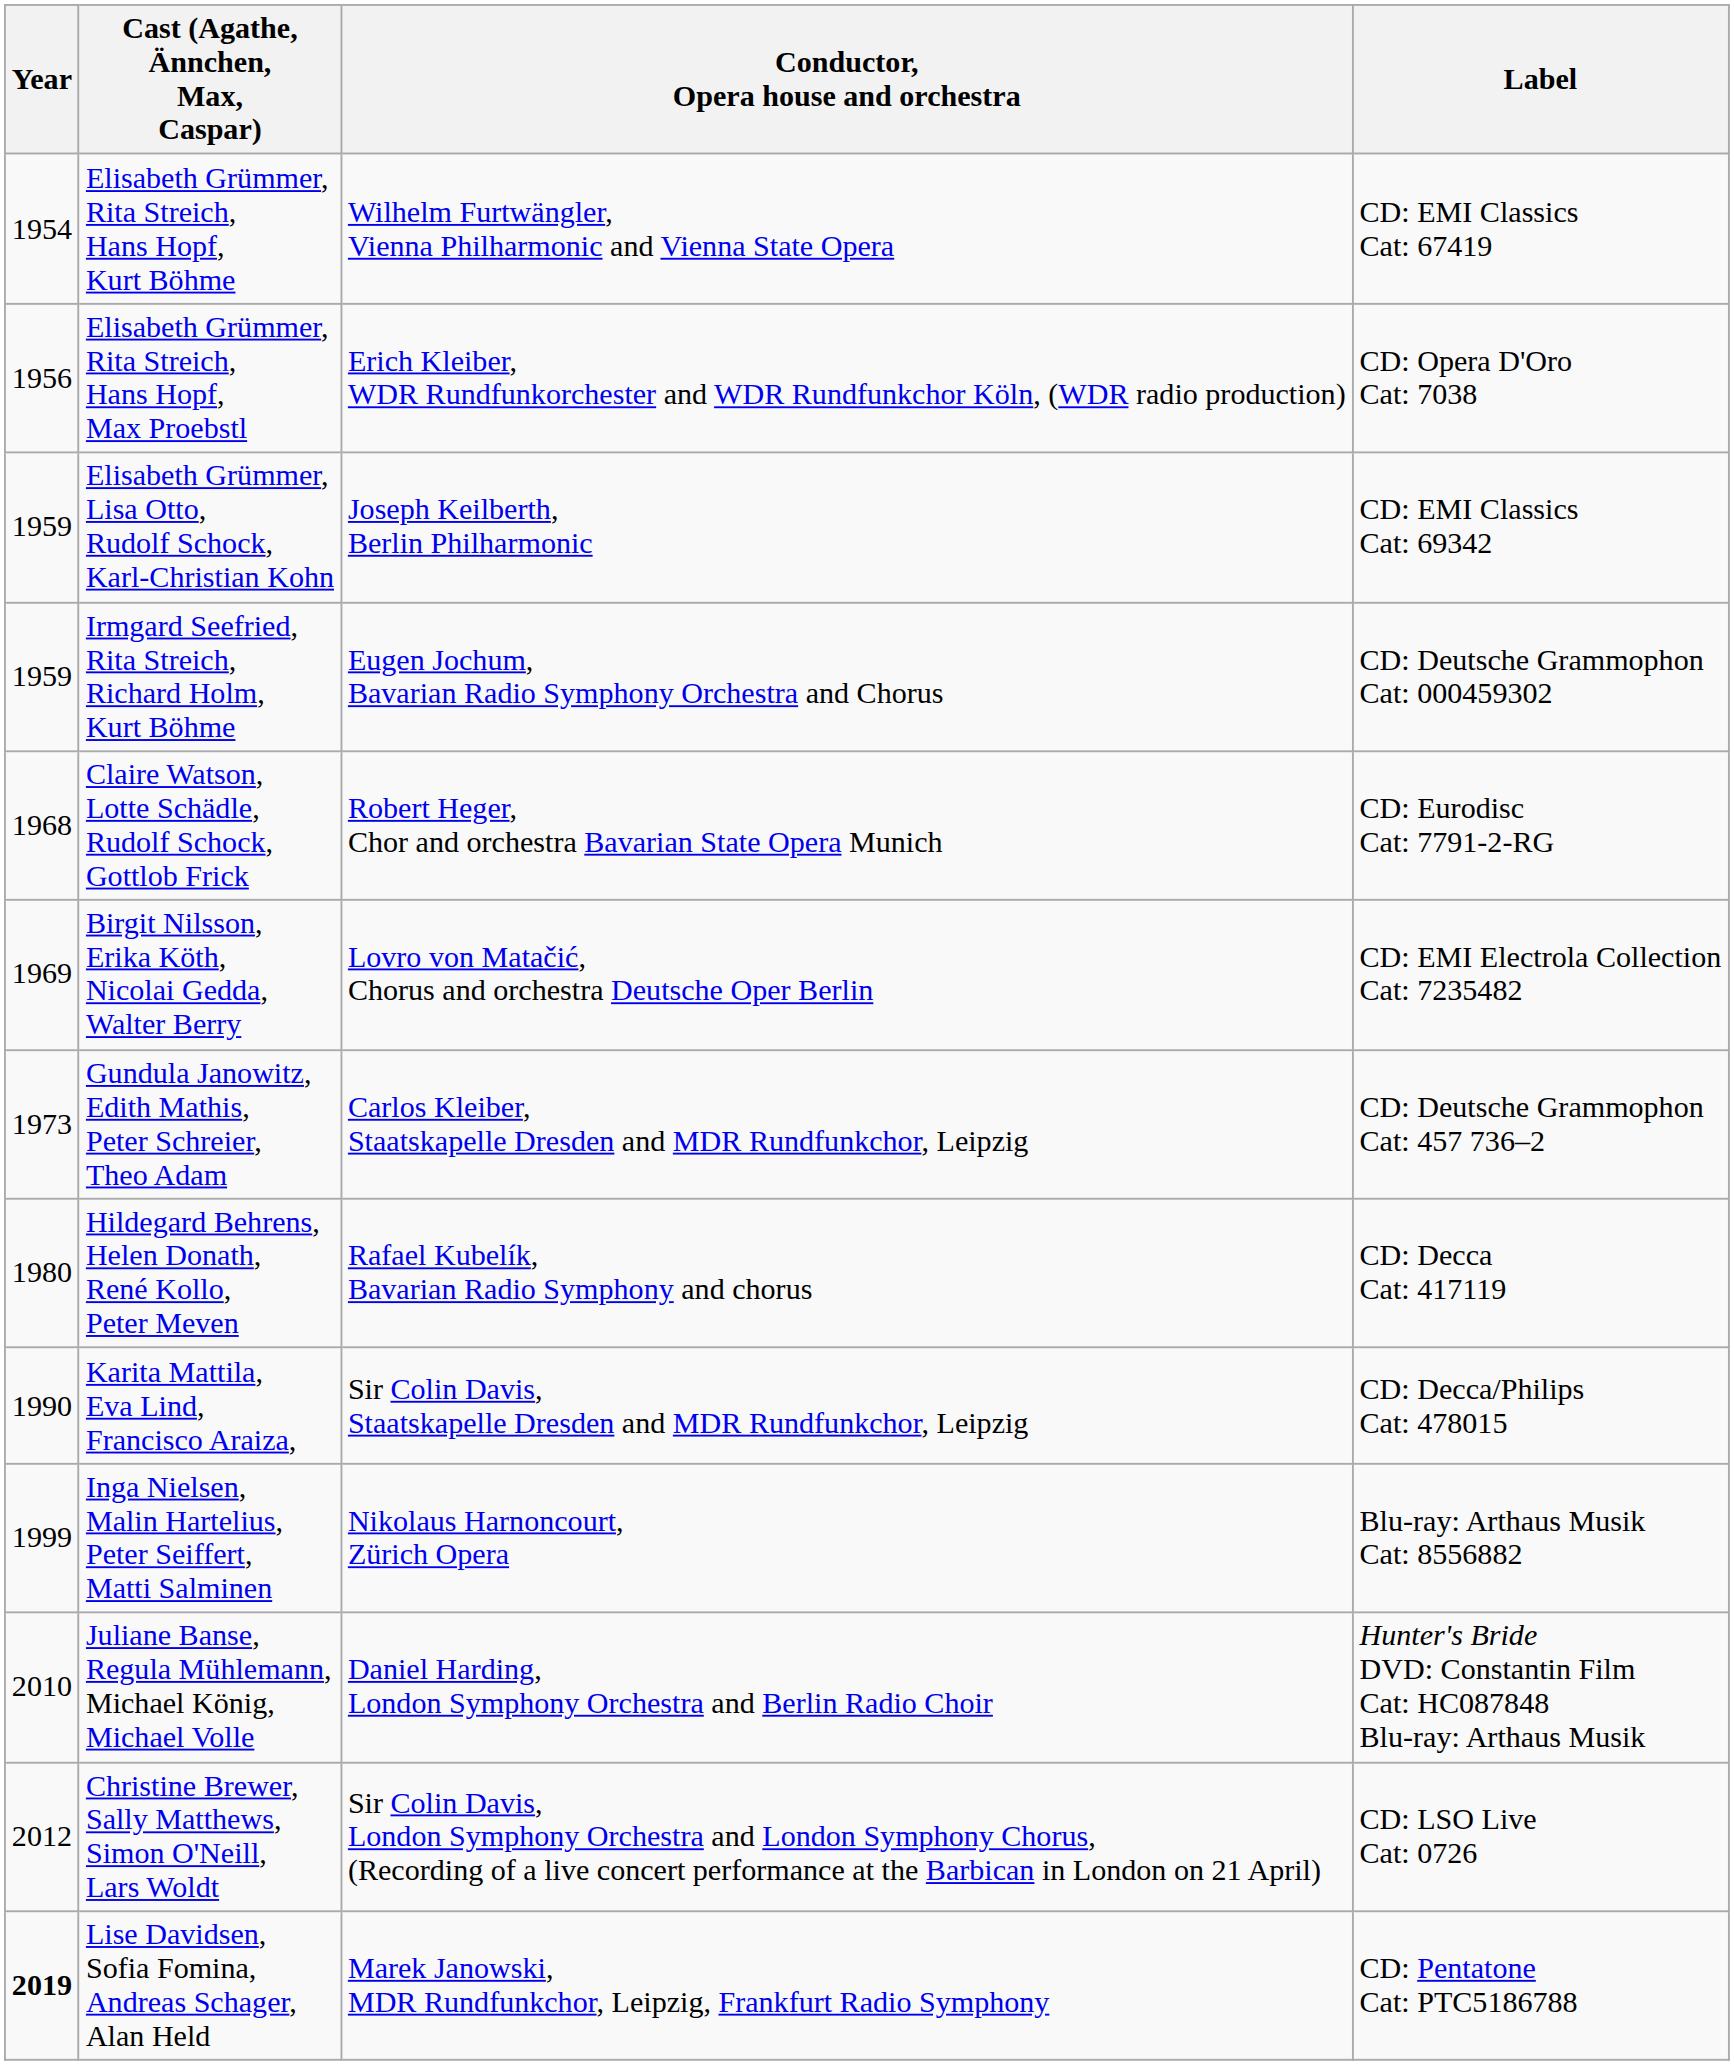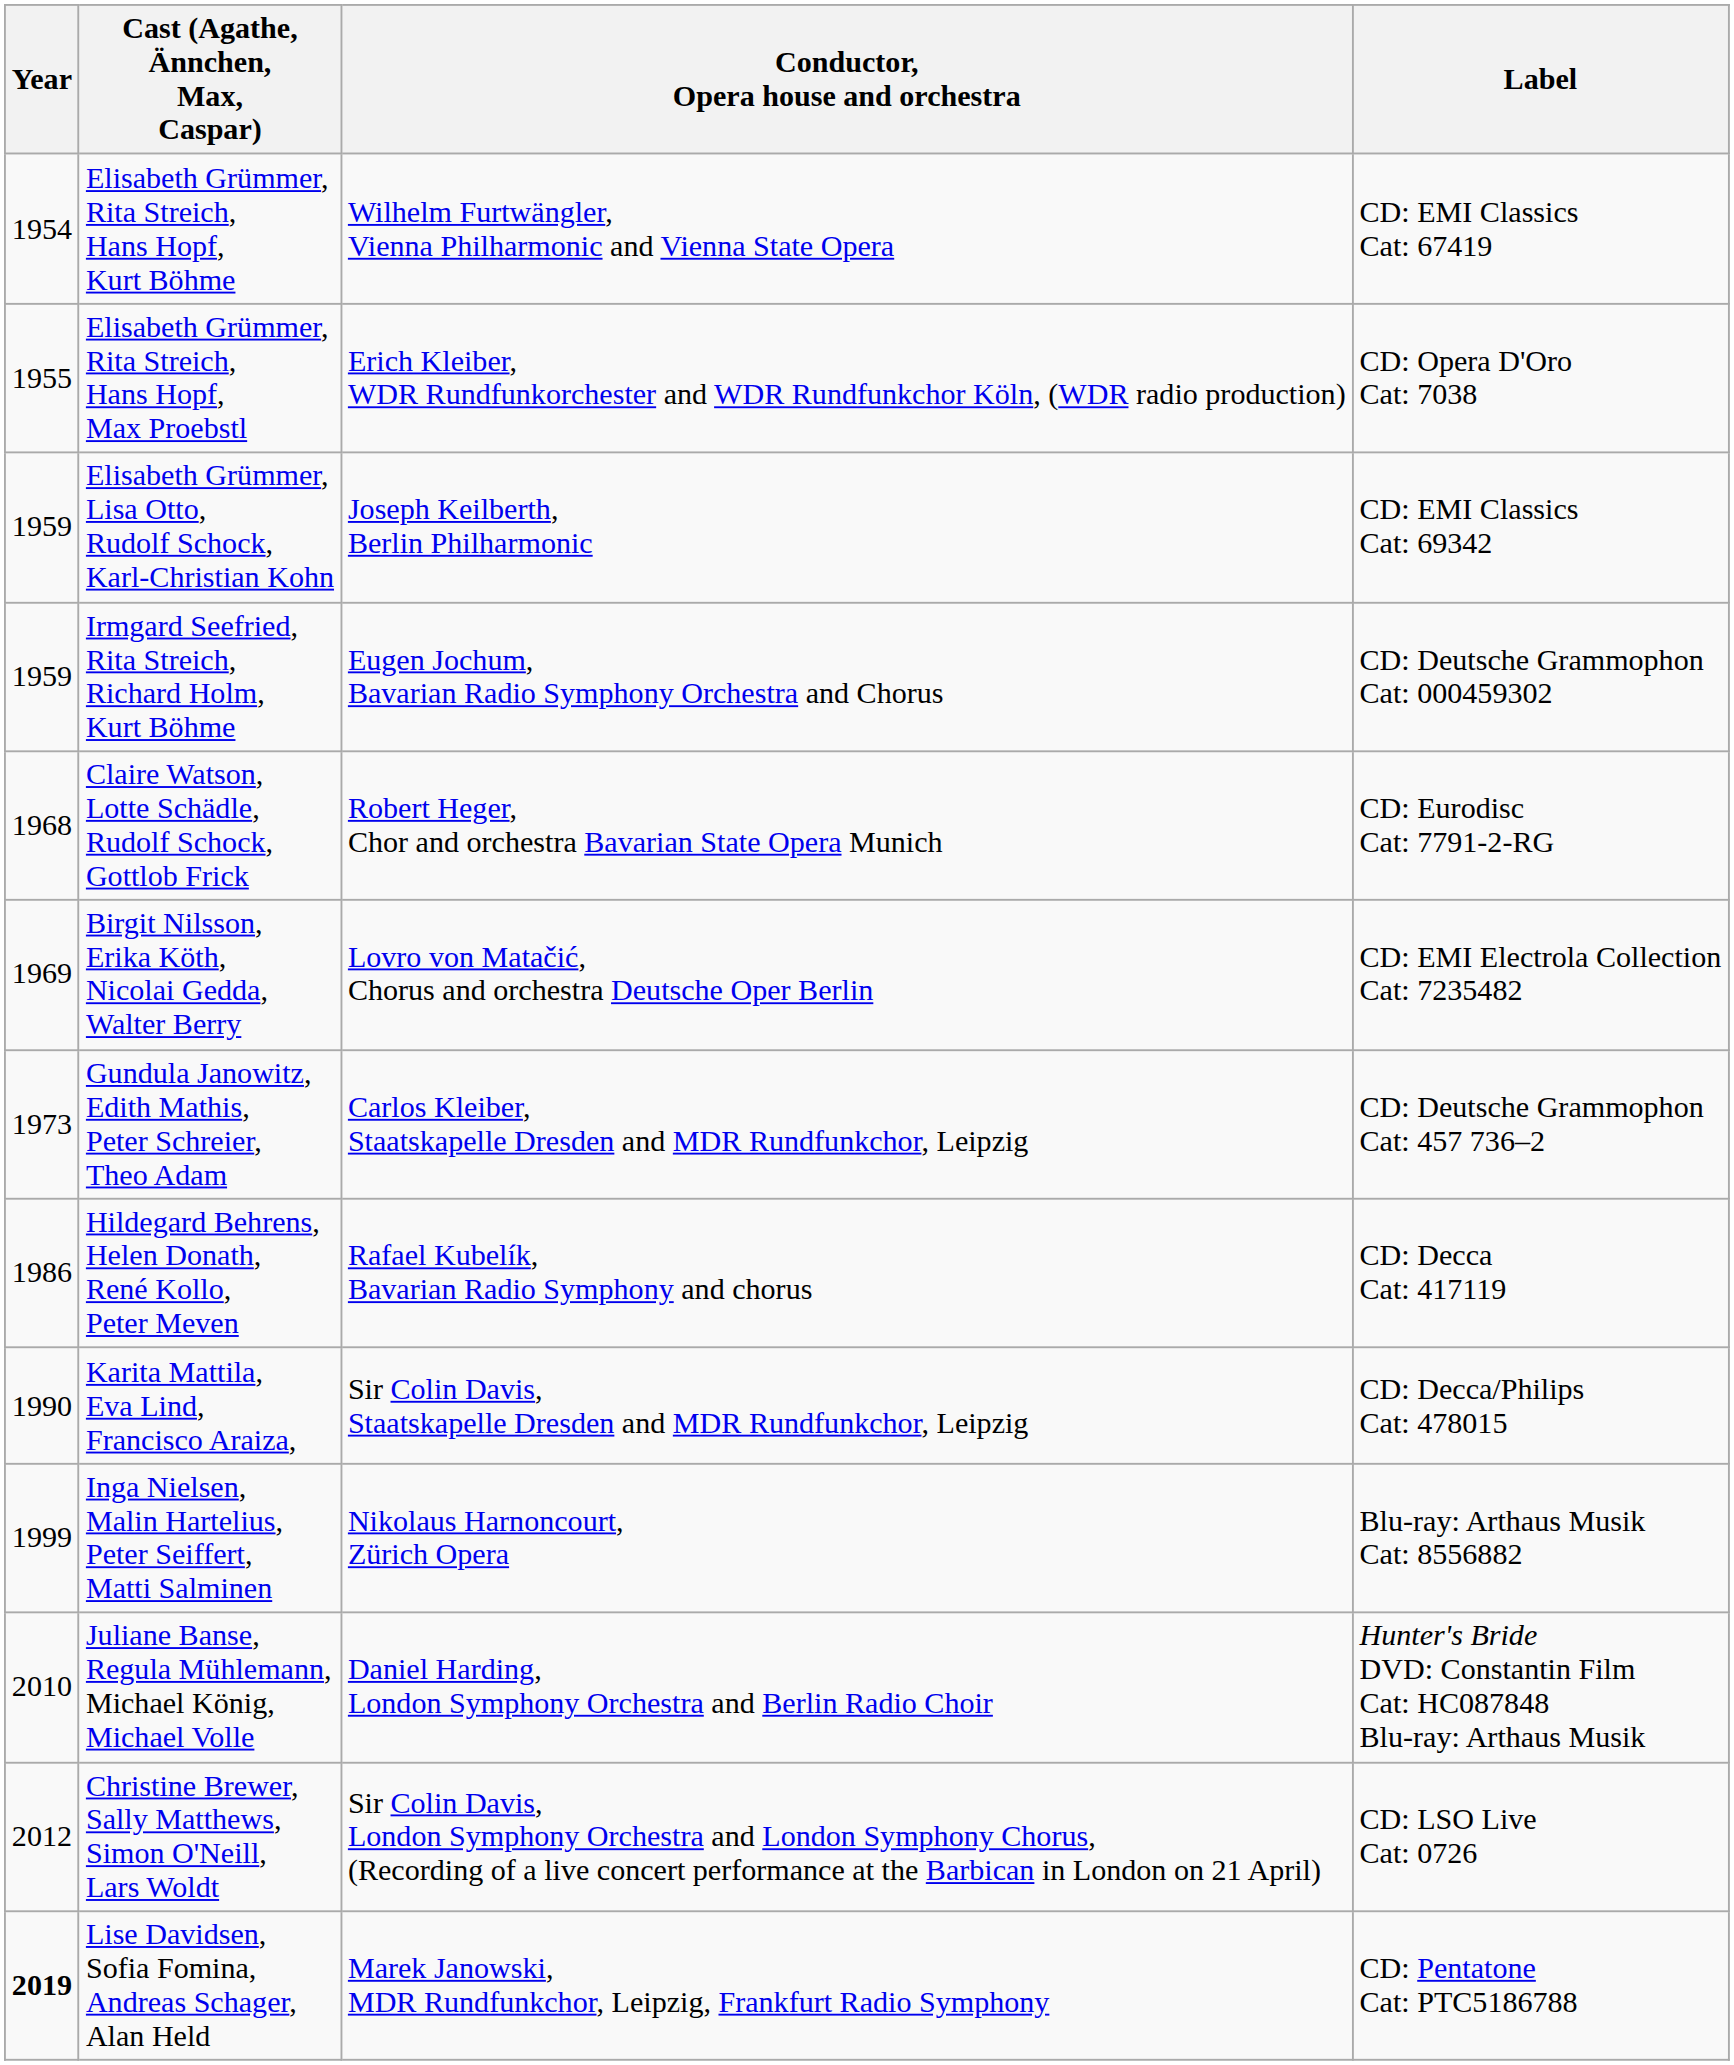(42, 377) 1956 -> (42, 377) 1955
(42, 1272) 1980 -> (42, 1272) 1986
